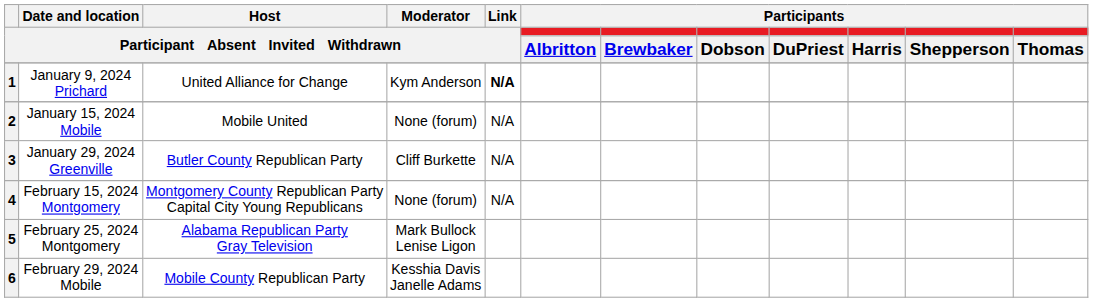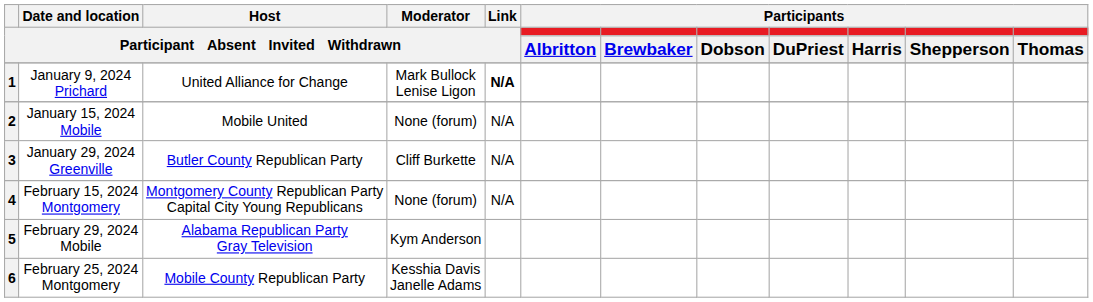(436, 82) Kym Anderson -> (436, 82) Mark Bullock Lenise Ligon
(81, 239) February 25, 2024 Montgomery -> (81, 239) February 29, 2024 Mobile
(436, 239) Mark Bullock Lenise Ligon -> (436, 239) Kym Anderson
(81, 278) February 29, 2024 Mobile -> (81, 278) February 25, 2024 Montgomery
